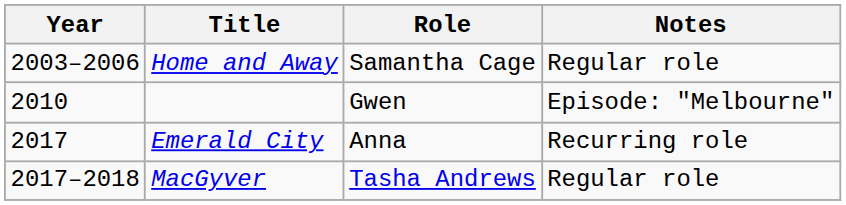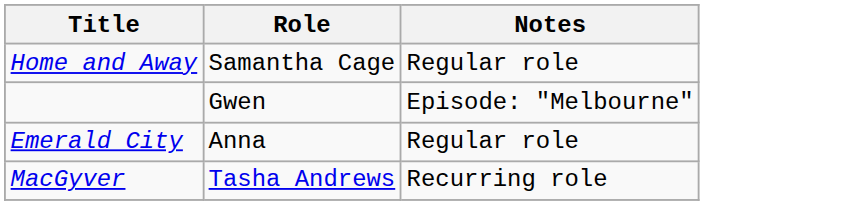- column: (75, 24)
(648, 141) Recurring role -> (493, 141) Regular role
(633, 180) Regular role -> (507, 180) Recurring role
